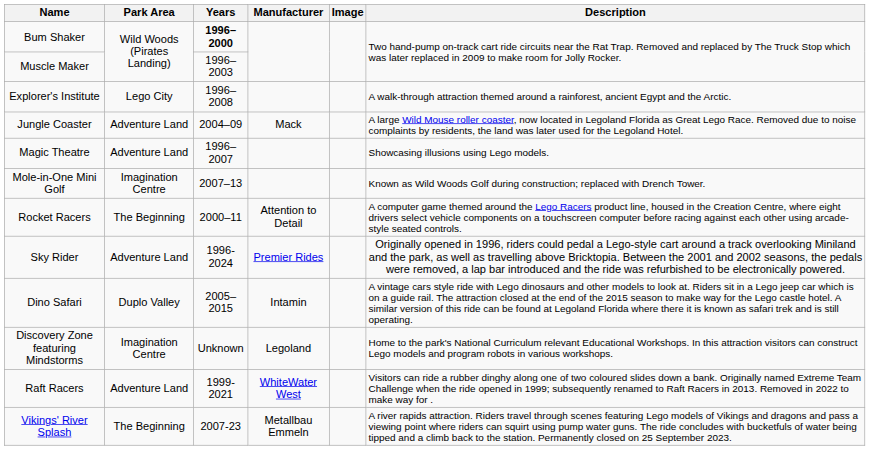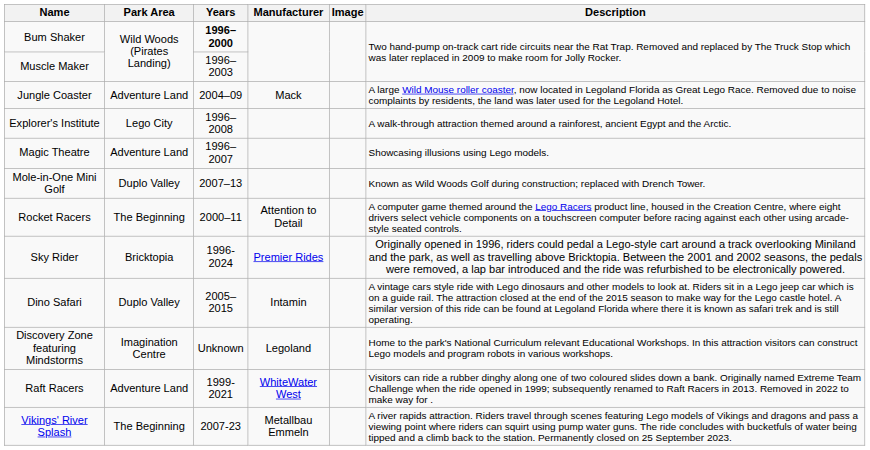rows swapped: (54, 96) <-> (54, 125)
(149, 183) Imagination Centre -> (149, 183) Duplo Valley
(149, 257) Adventure Land -> (149, 257) Bricktopia
